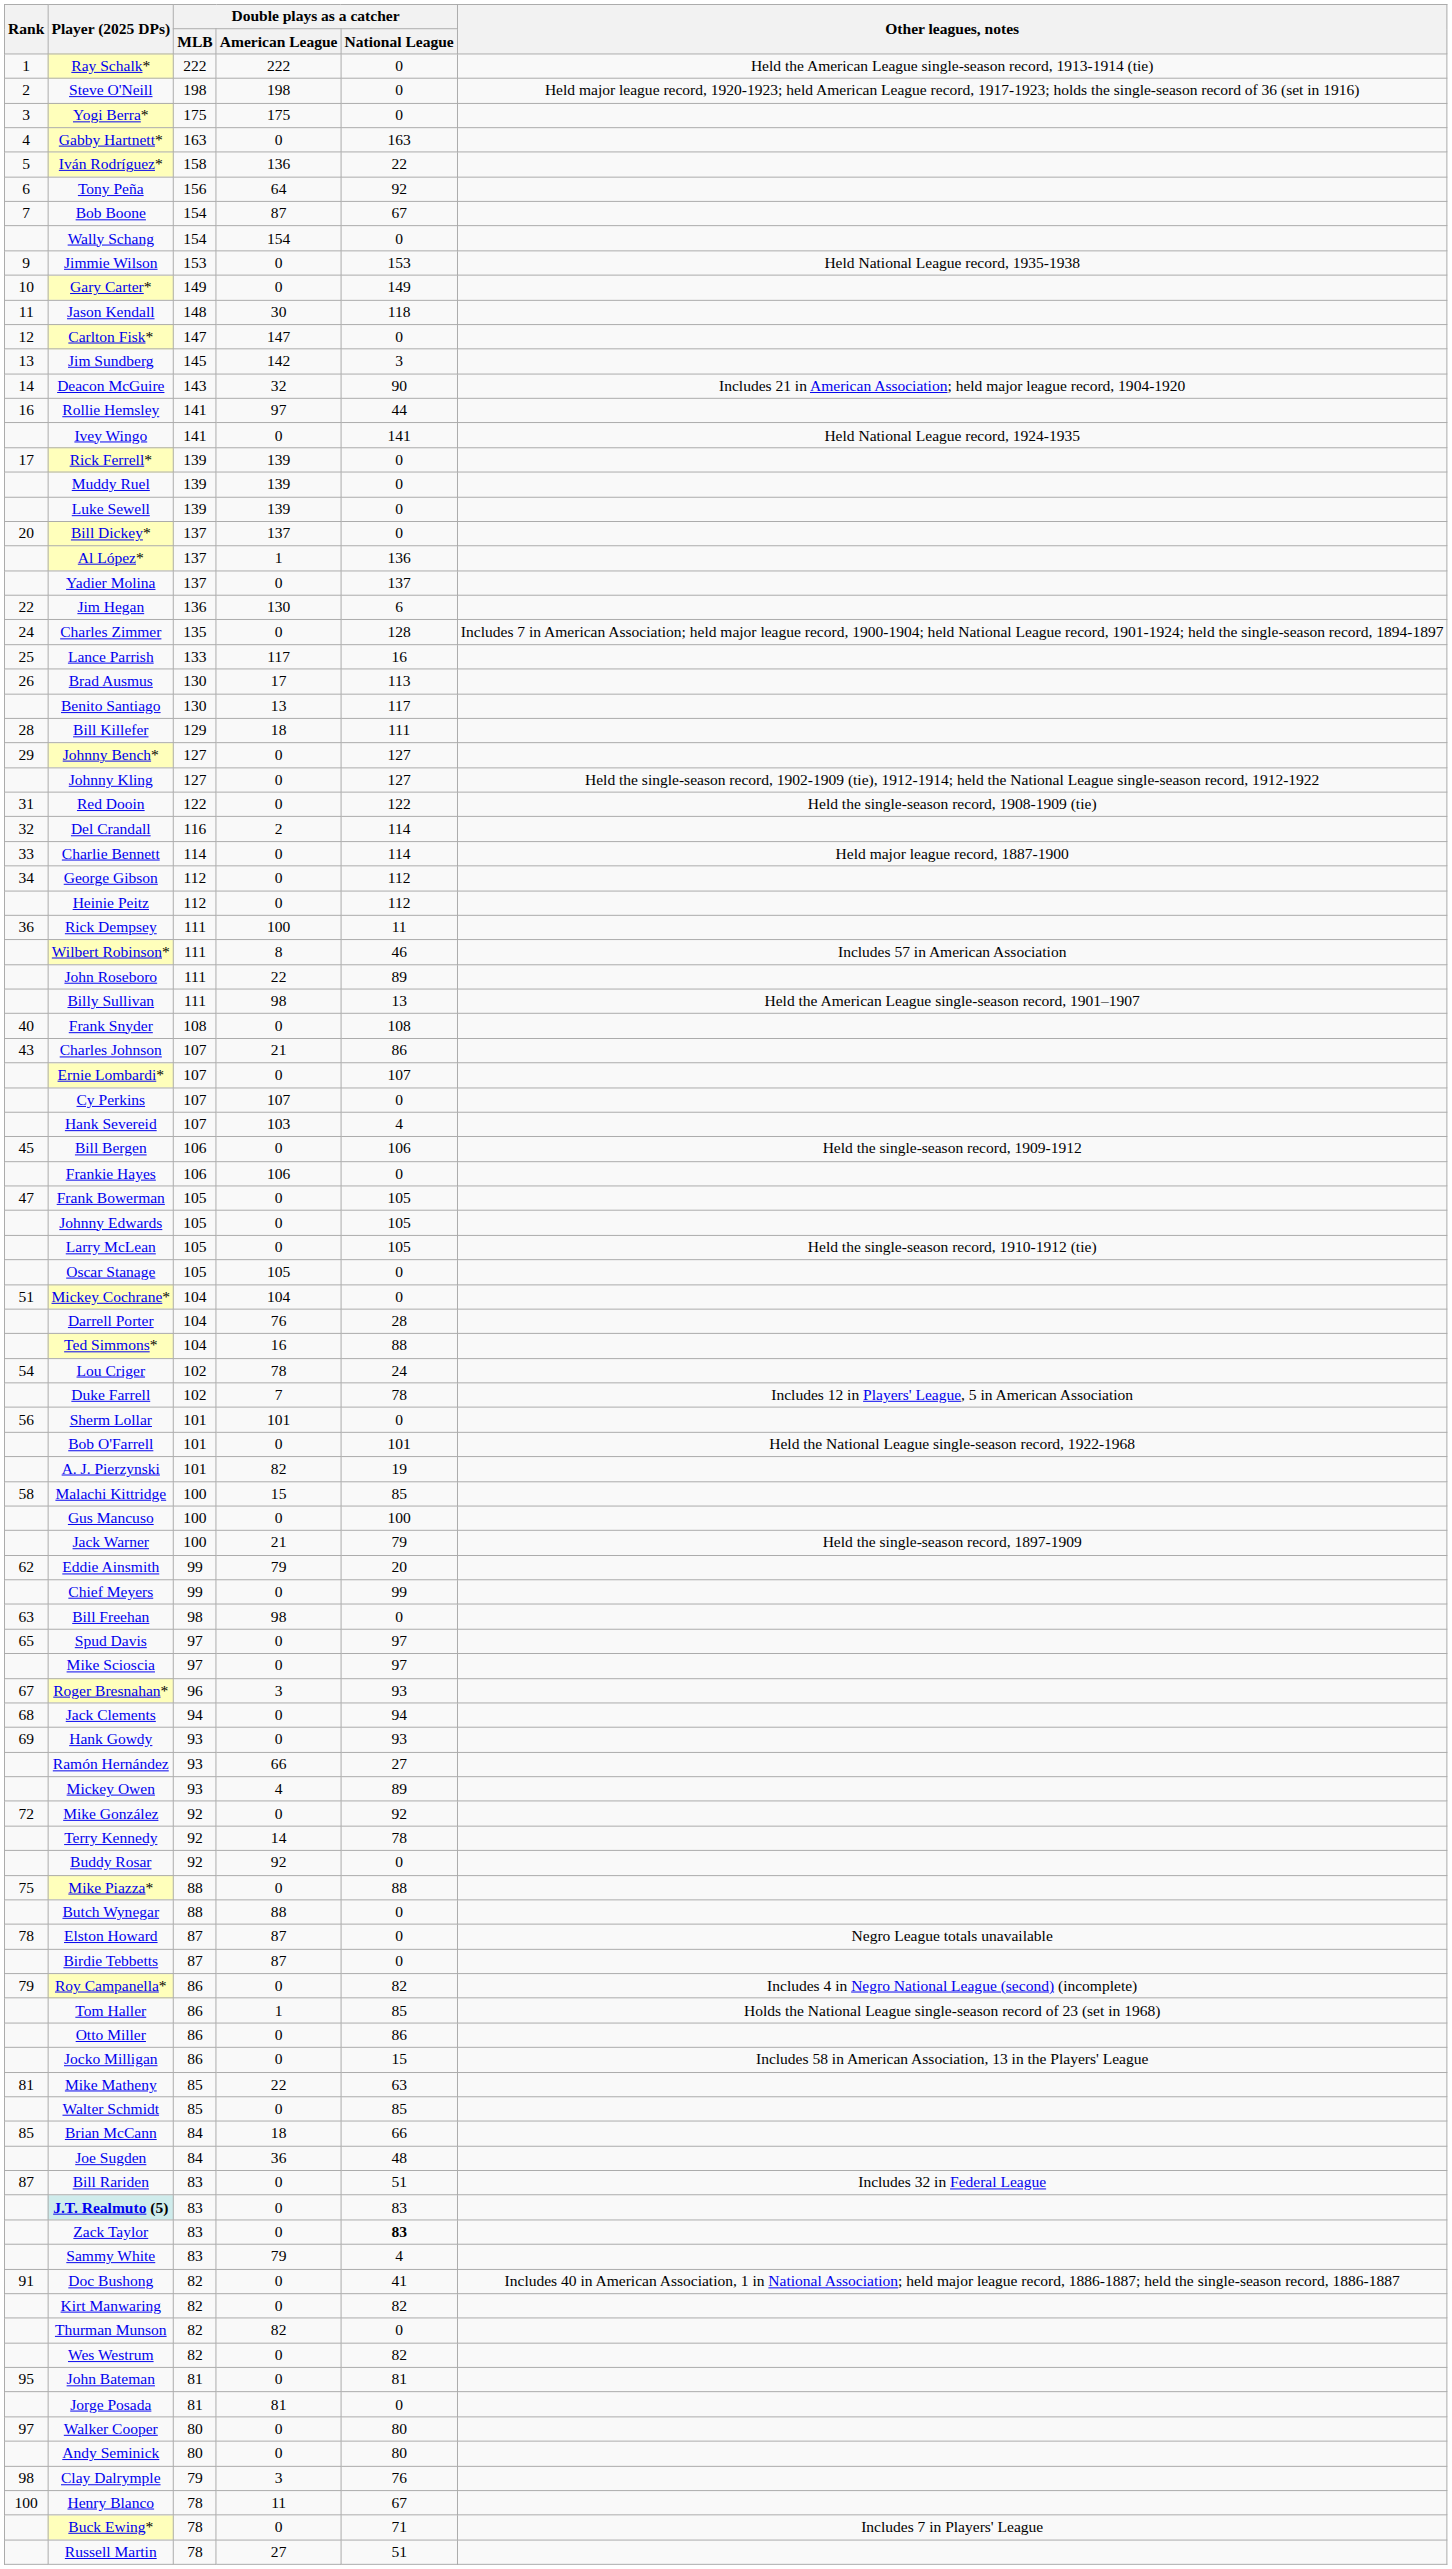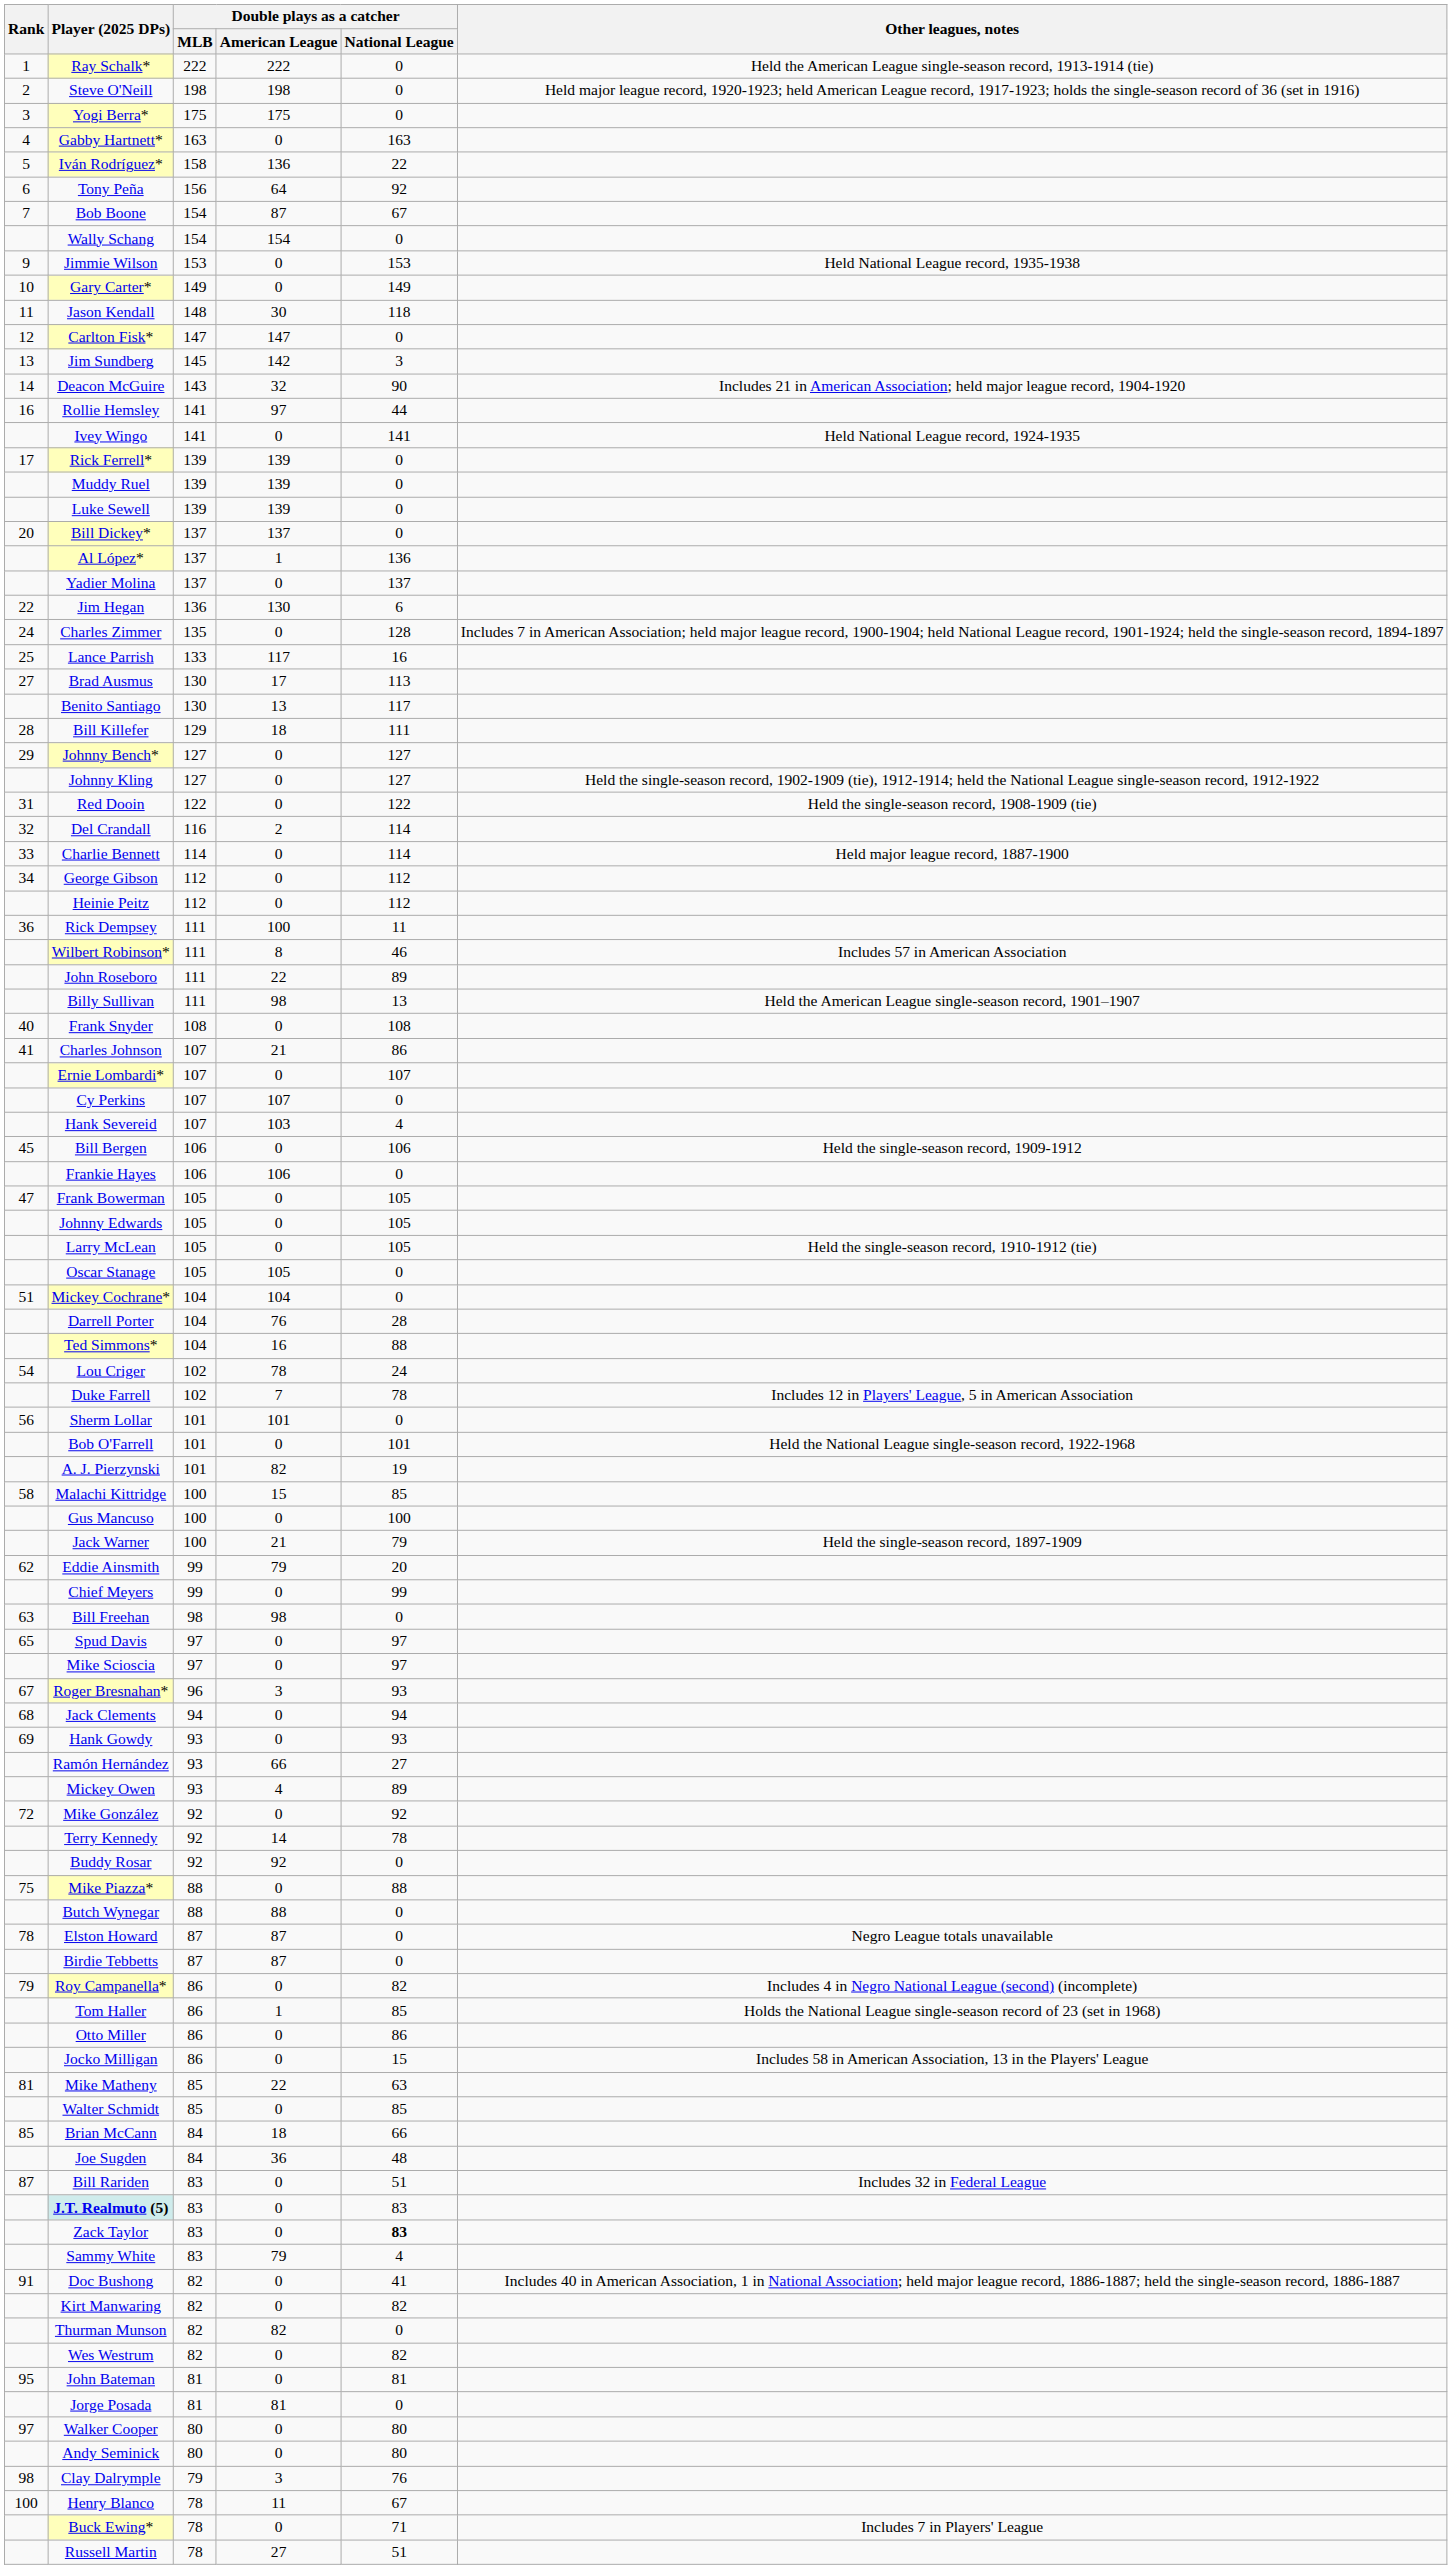(26, 681) 26 -> (26, 681) 27
(26, 1050) 43 -> (26, 1050) 41
